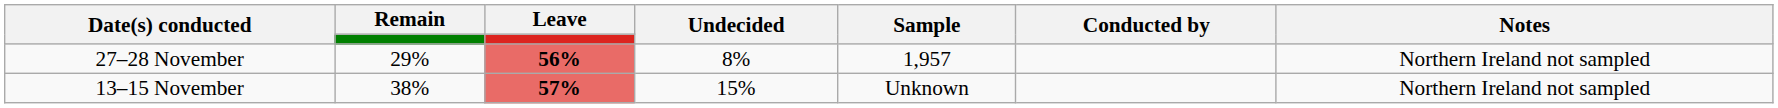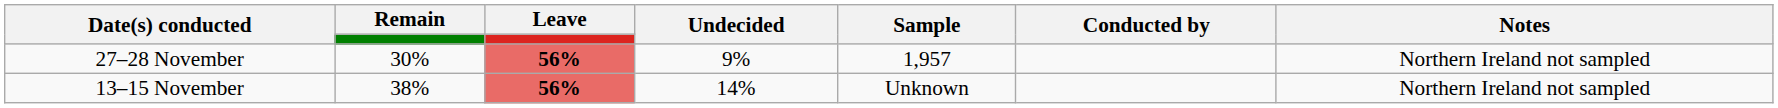(410, 58) 29% -> (410, 58) 30%
(736, 58) 8% -> (736, 58) 9%
(560, 88) 57% -> (560, 88) 56%
(736, 88) 15% -> (736, 88) 14%
